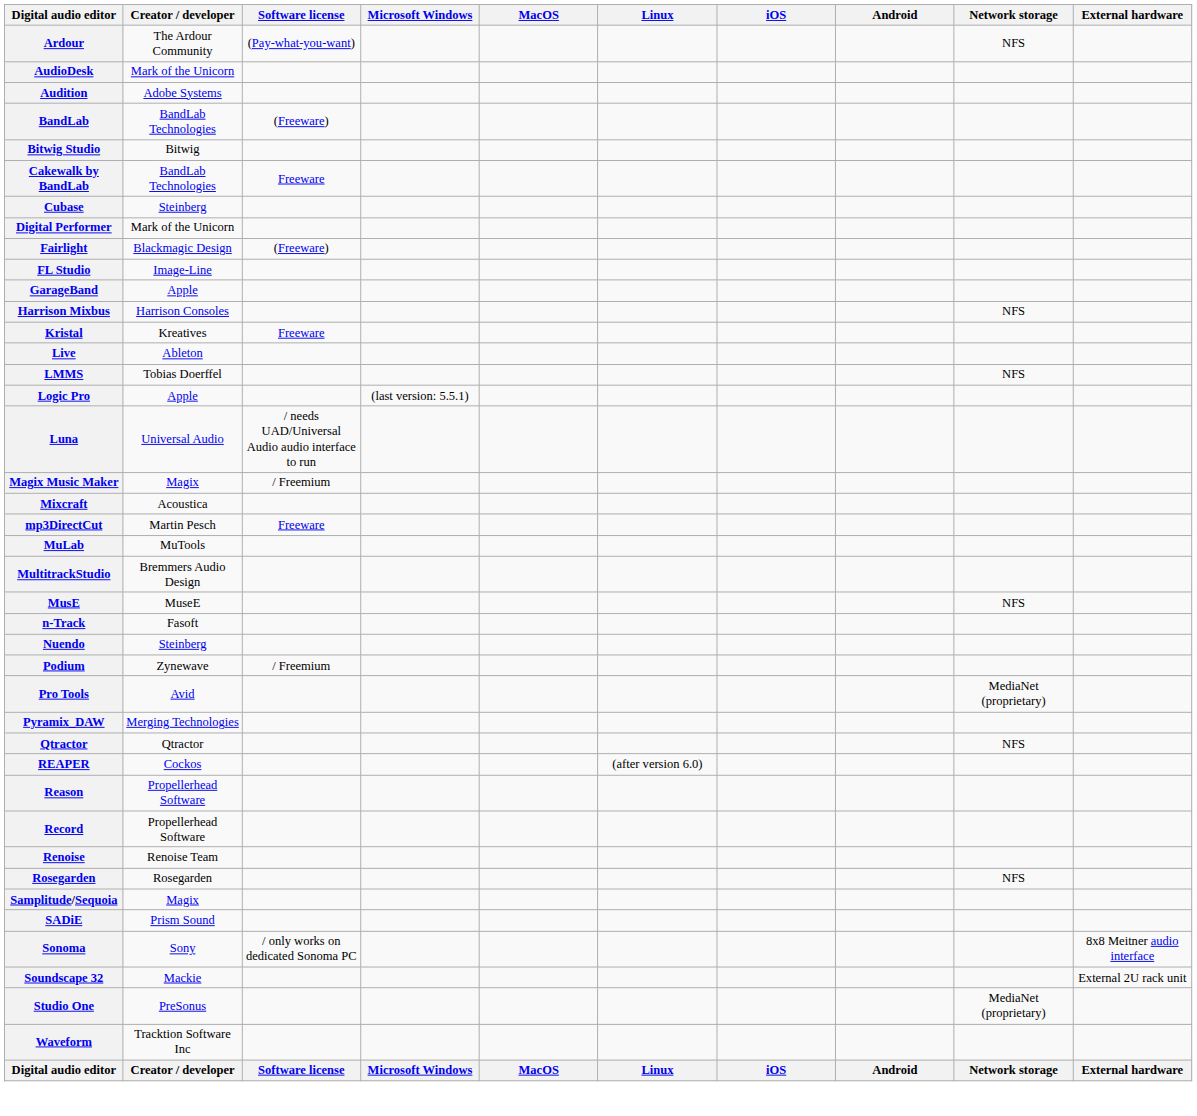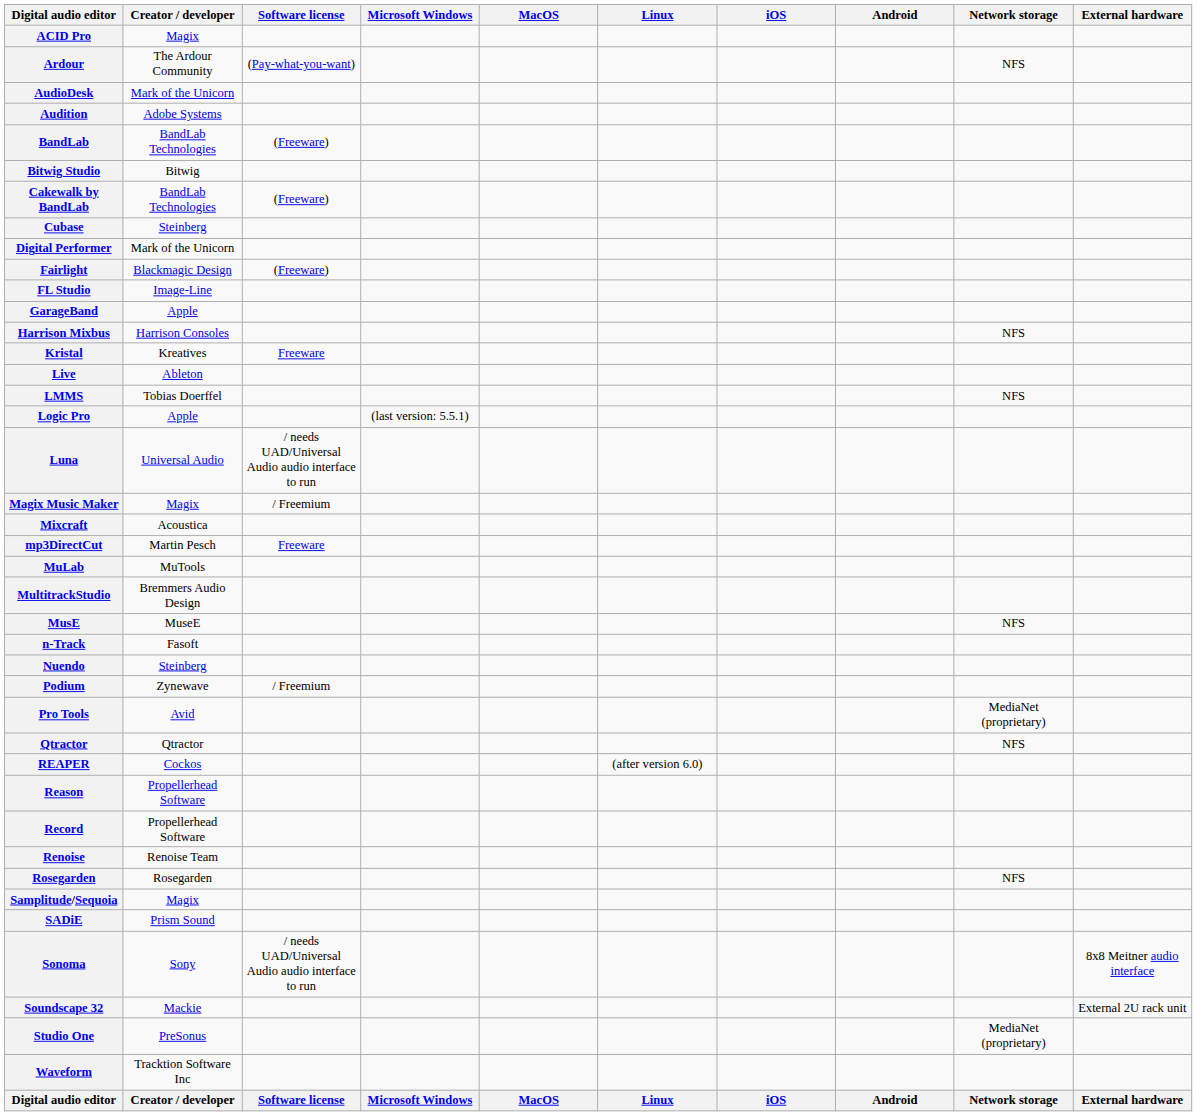+ row: (64, 36)
(301, 178) Freeware -> (301, 199) (Freeware)
- row: (64, 722)
(301, 949) / only works on dedicated Sonoma PC -> (301, 964) / needs UAD/Universal Audio audio interface to run
